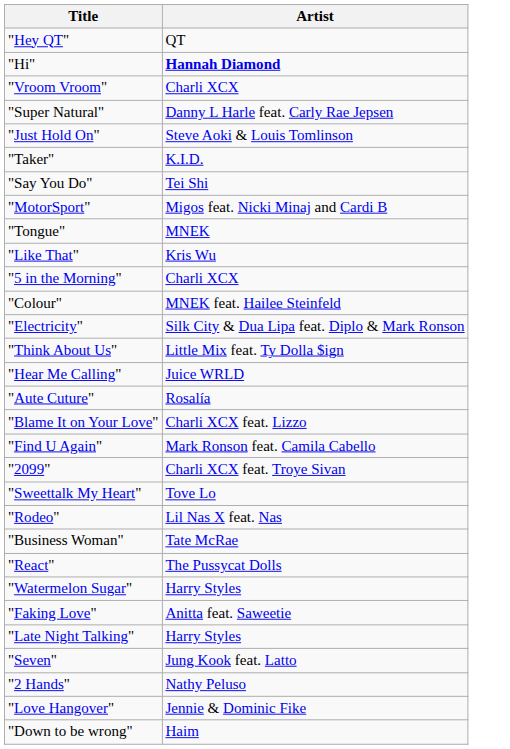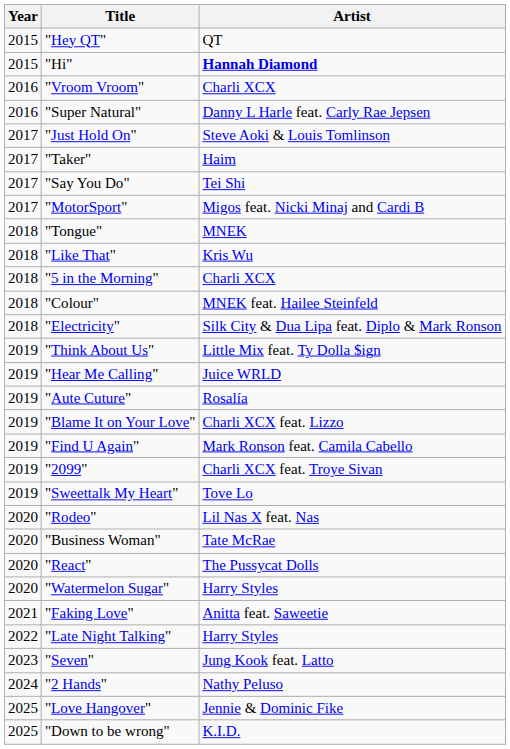+ column: (23, 16)
(184, 159) K.I.D. -> (219, 159) Haim
(182, 732) Haim -> (221, 732) K.I.D.
